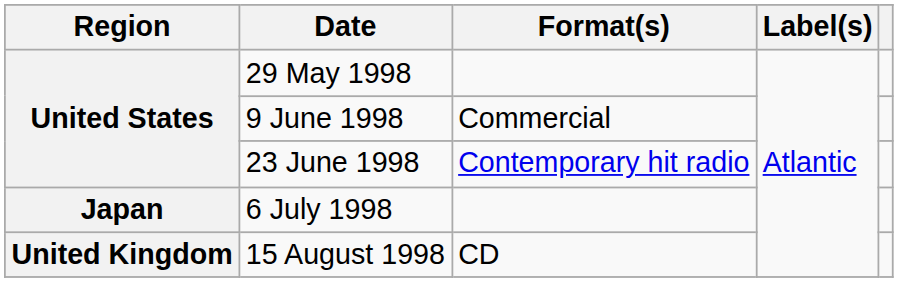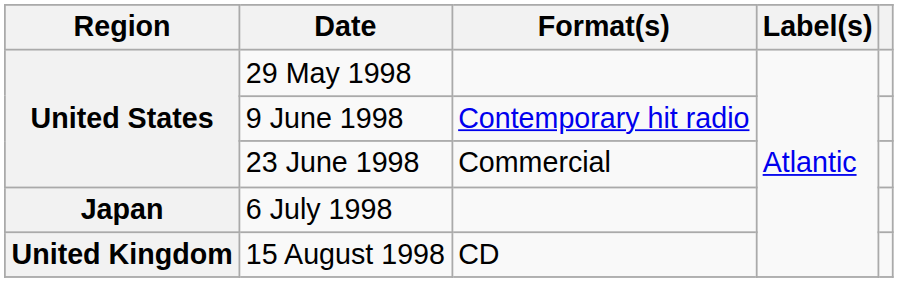(535, 118) Commercial -> (604, 118) Contemporary hit radio
(604, 163) Contemporary hit radio -> (535, 163) Commercial
